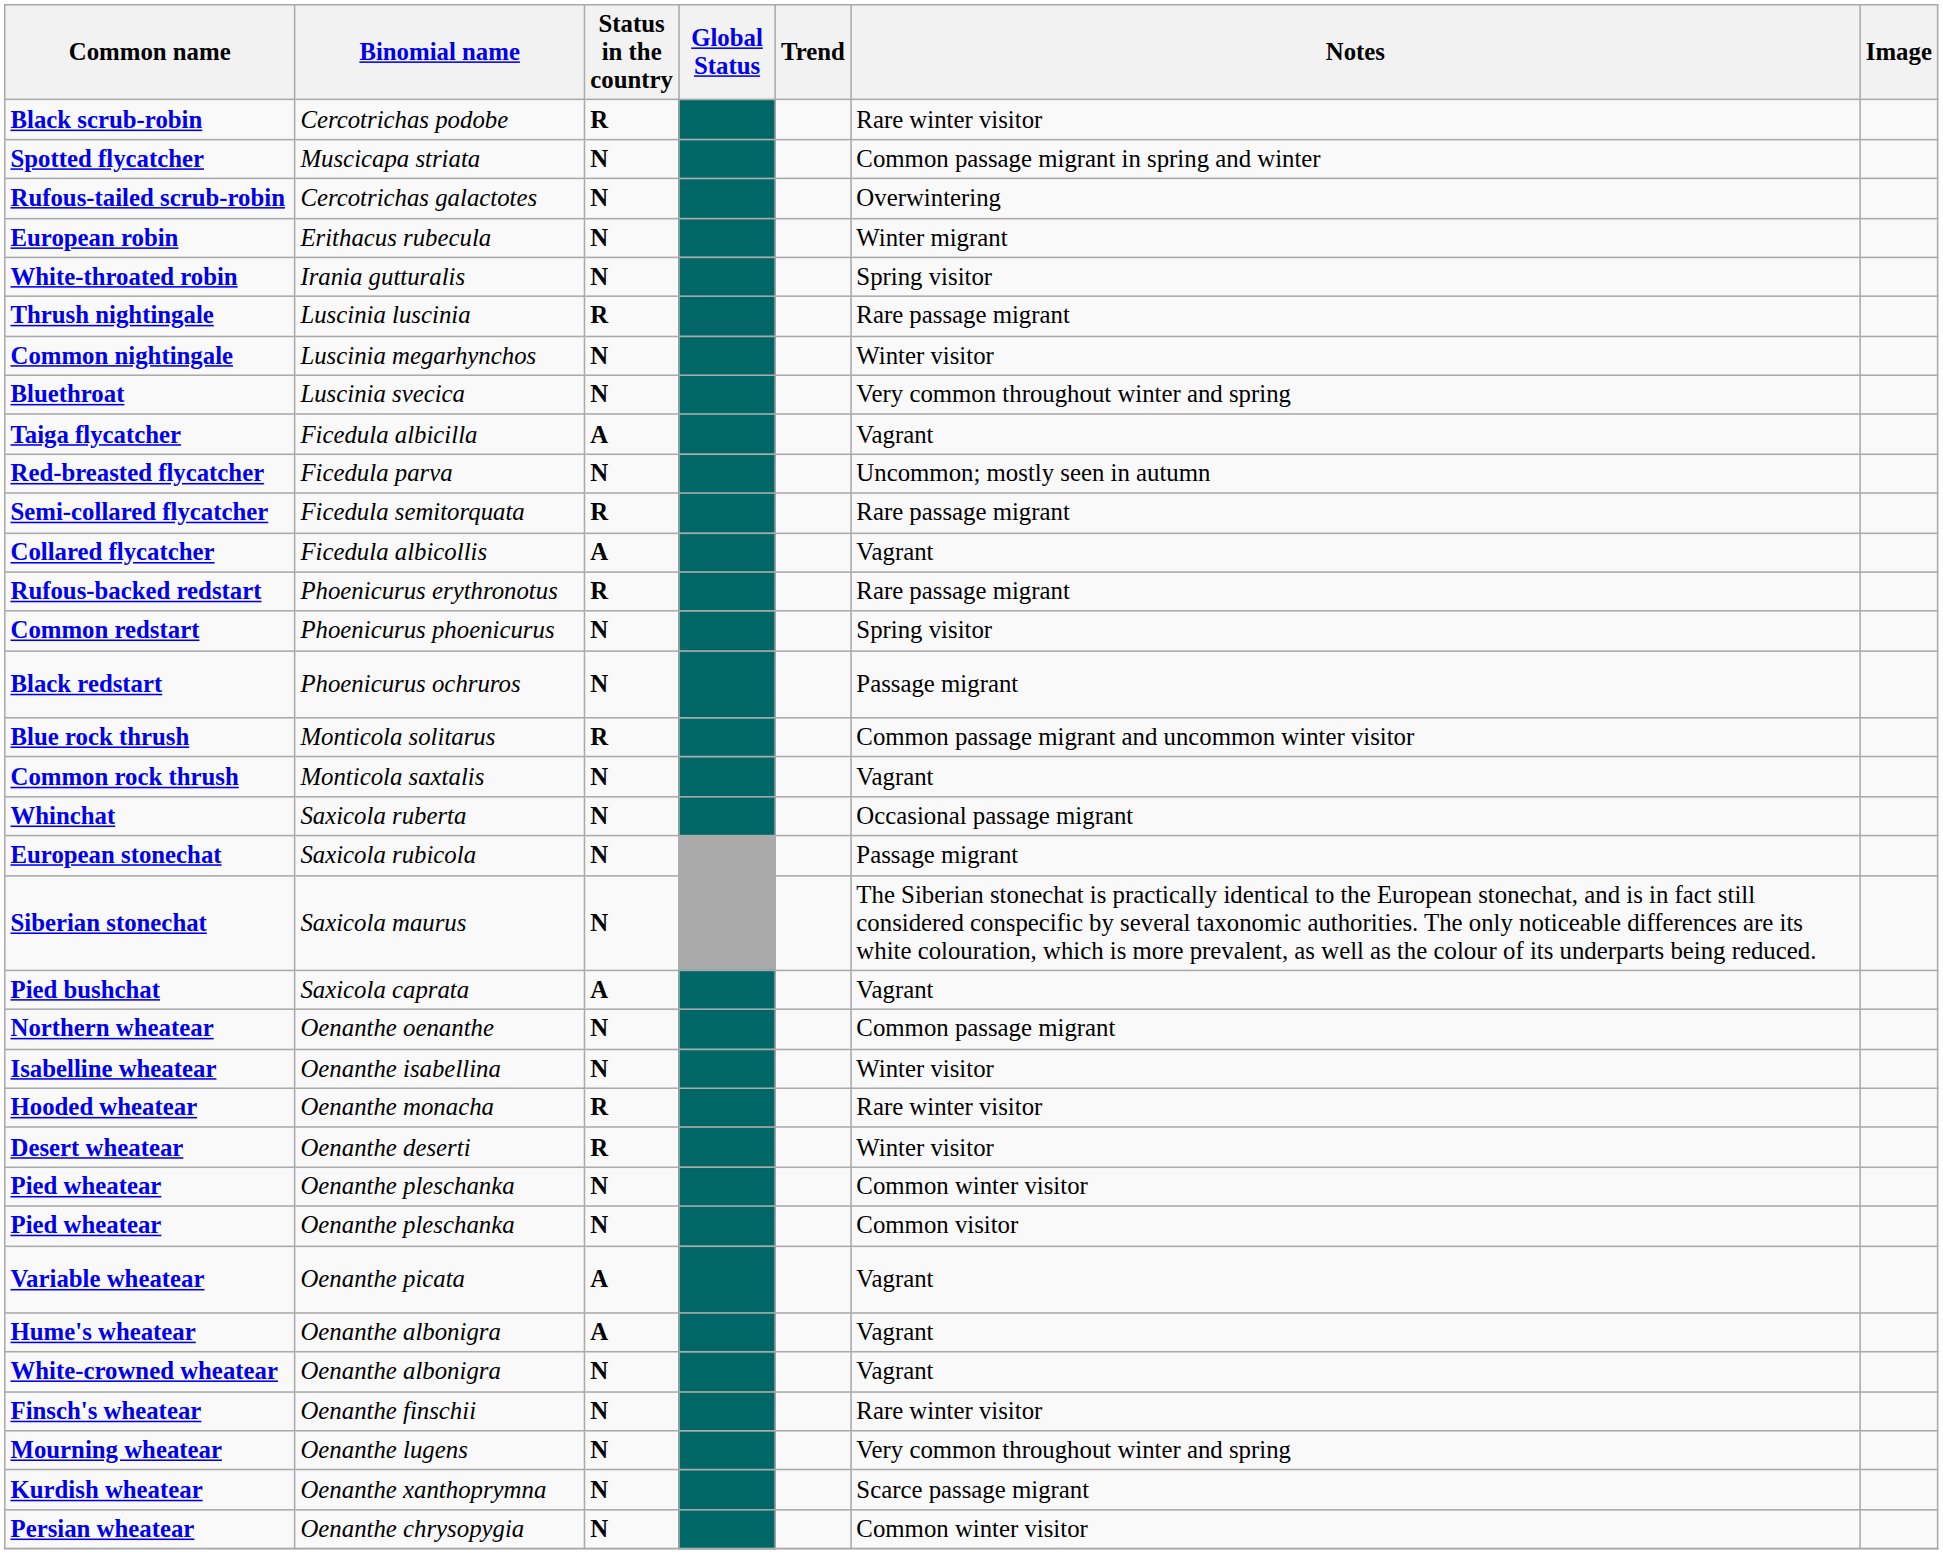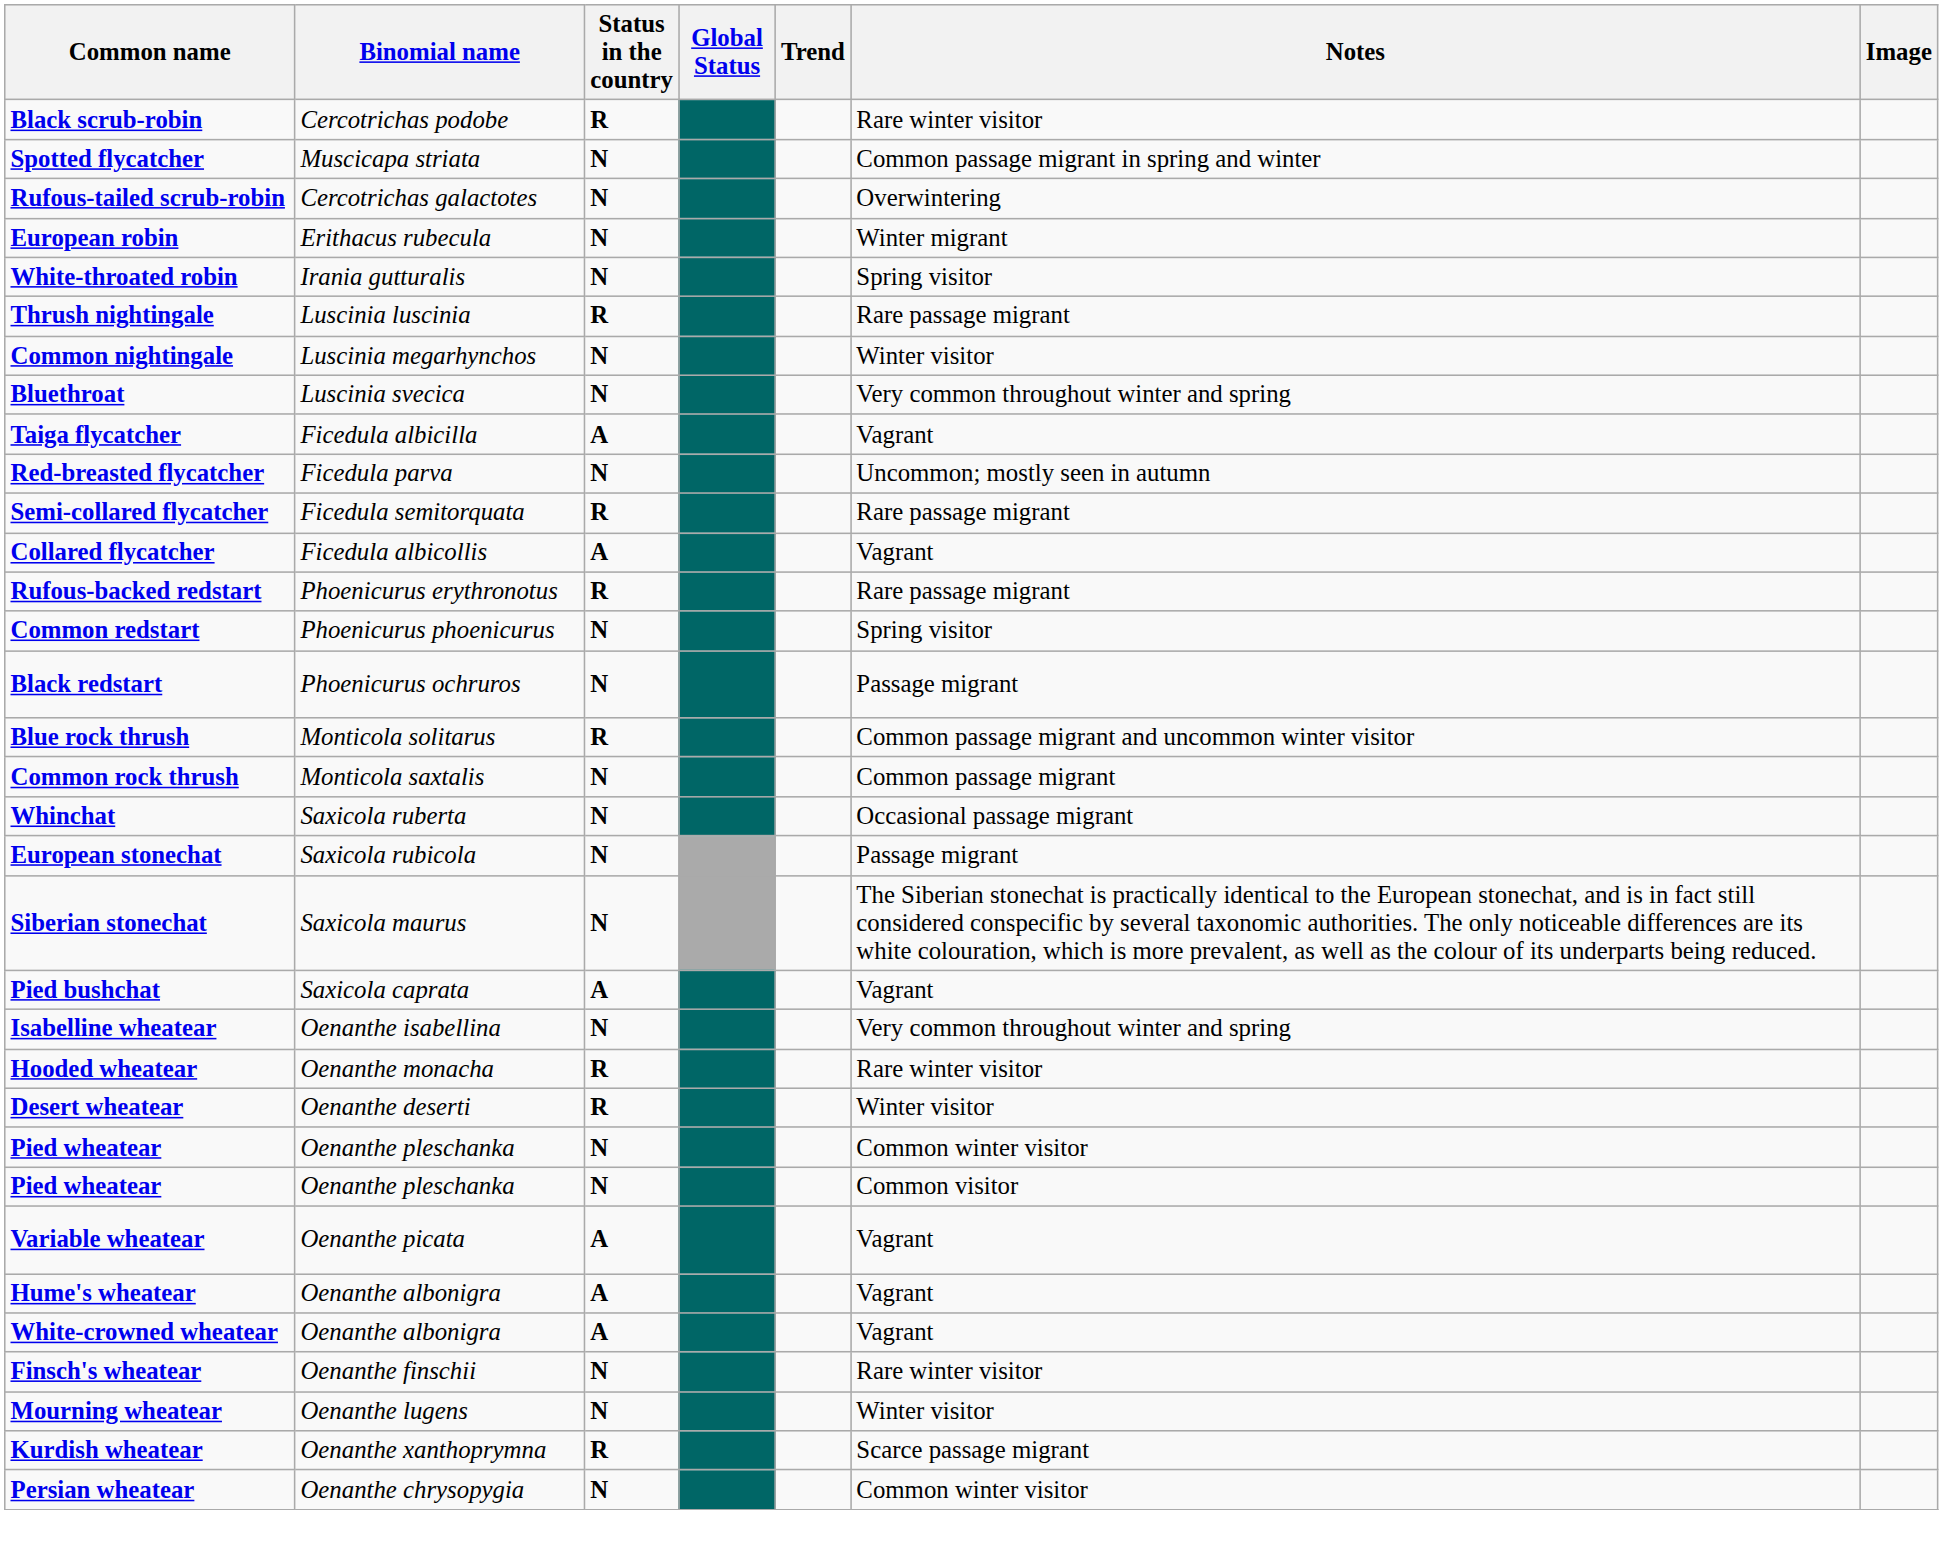(895, 776) Vagrant -> (986, 776) Common passage migrant
- row: (112, 1028)
(925, 1068) Winter visitor -> (1074, 1028) Very common throughout winter and spring
(599, 1371) N -> (599, 1332) A
(1074, 1450) Very common throughout winter and spring -> (925, 1410) Winter visitor
(599, 1489) N -> (599, 1450) R
